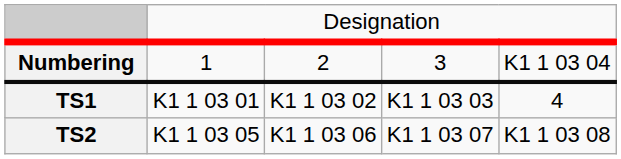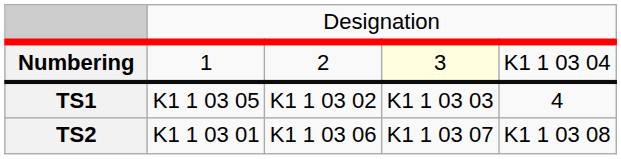(440, 62) no background -> (440, 62) lightyellow background
(206, 100) K1 1 03 01 -> (206, 100) K1 1 03 05
(206, 135) K1 1 03 05 -> (206, 135) K1 1 03 01
